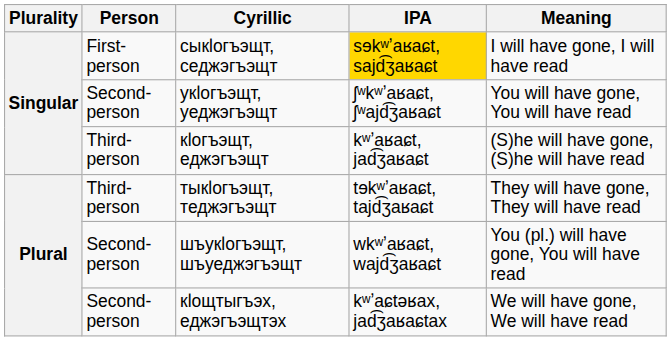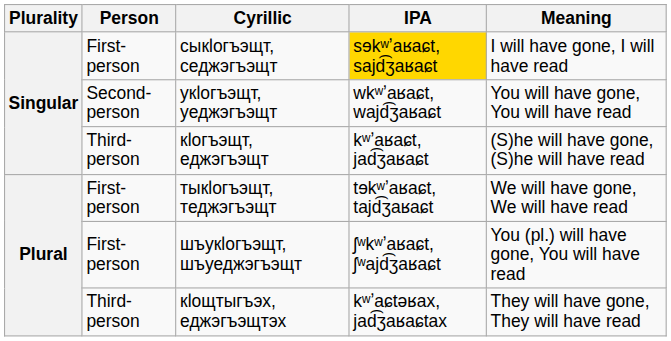(397, 103) ʃʷkʷʼaʁaɕt, ʃʷajd͡ʒaʁaɕt -> (397, 103) wkʷʼaʁaɕt, wajd͡ʒaʁaɕt
(113, 197) Third-person -> (113, 197) First-person
(570, 197) They will have gone, They will have read -> (564, 197) We will have gone, We will have read
(119, 254) Second-person -> (113, 254) First-person
(397, 254) wkʷʼaʁaɕt, wajd͡ʒaʁaɕt -> (397, 254) ʃʷkʷʼaʁaɕt, ʃʷajd͡ʒaʁaɕt
(119, 311) Second-person -> (113, 311) Third-person
(564, 311) We will have gone, We will have read -> (570, 311) They will have gone, They will have read
